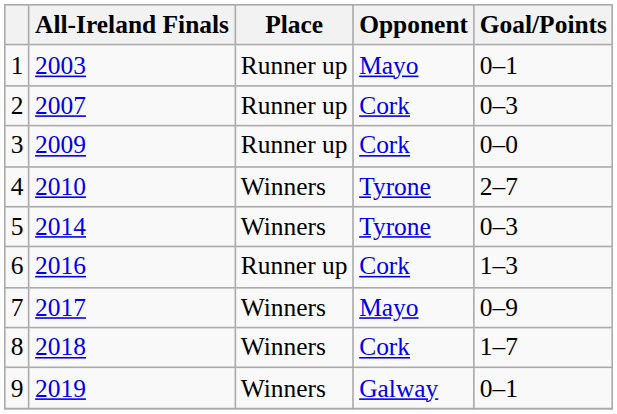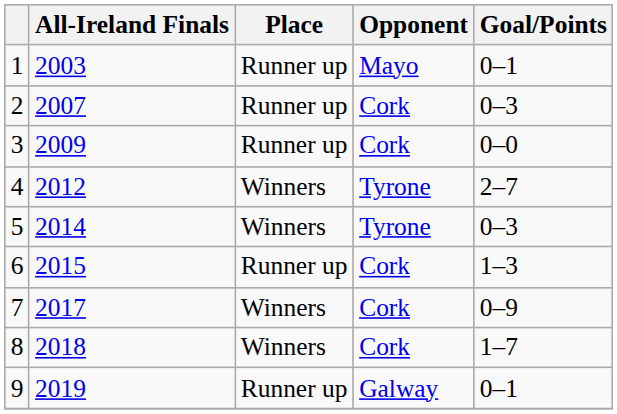(61, 186) 2010 -> (61, 186) 2012
(61, 266) 2016 -> (61, 266) 2015
(389, 307) Mayo -> (385, 307) Cork
(283, 387) Winners -> (294, 387) Runner up
